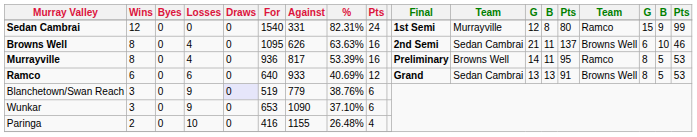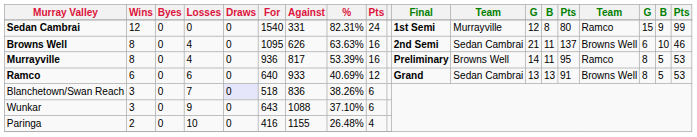(189, 91) 9 -> (189, 91) 7
(269, 91) 519 -> (269, 91) 518
(296, 91) 779 -> (296, 91) 836
(347, 91) 38.76% -> (347, 91) 38.26%
(269, 107) 653 -> (269, 107) 643
(299, 107) 1090 -> (299, 107) 1088
